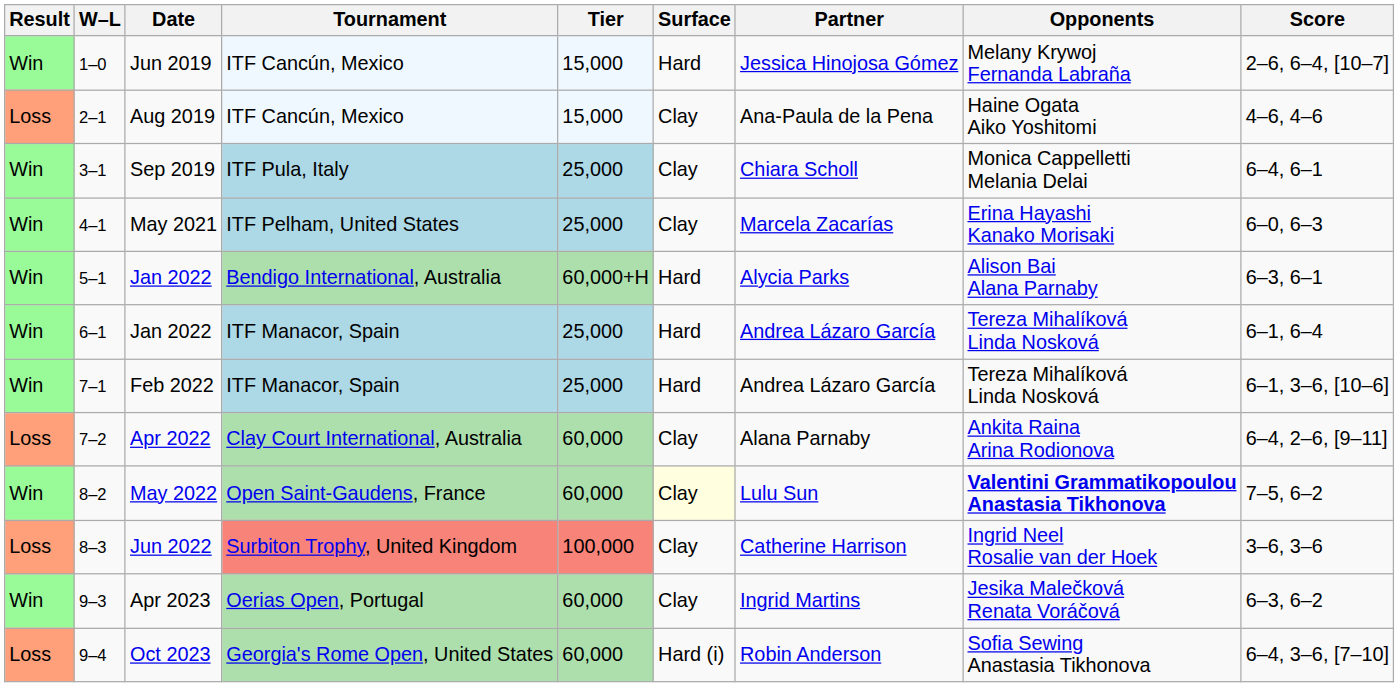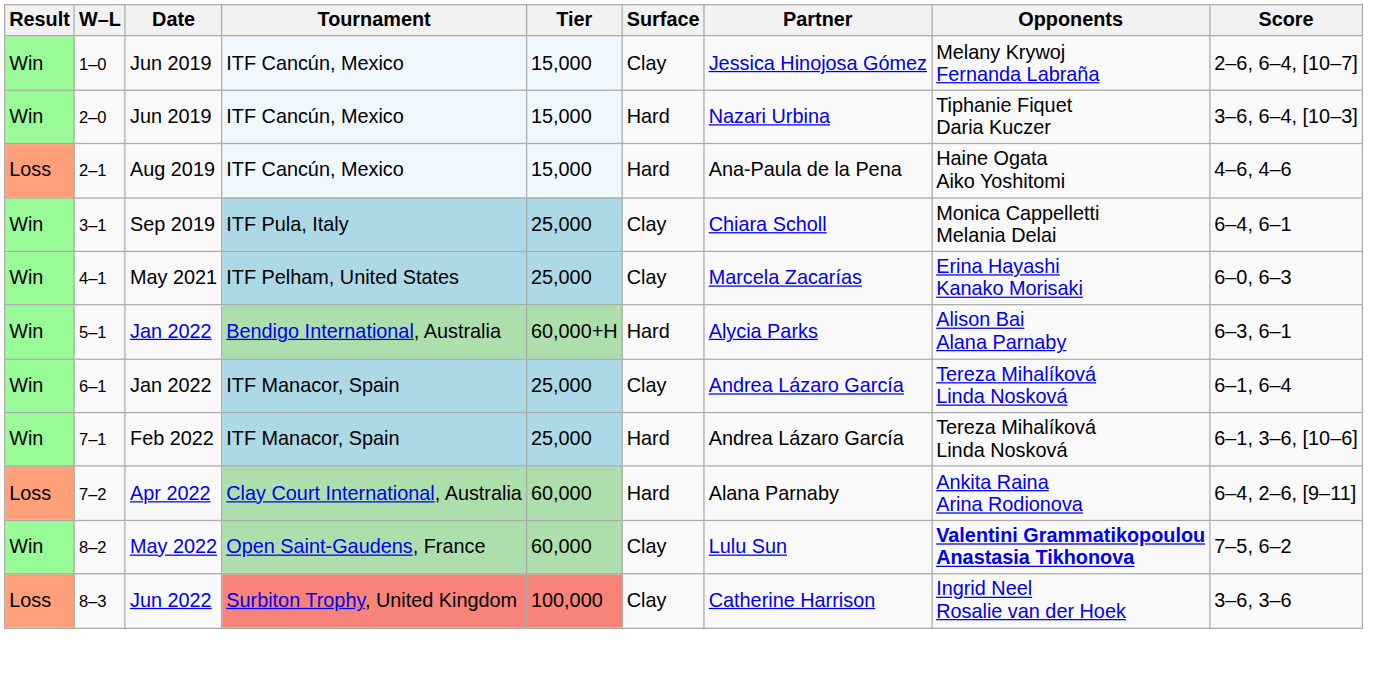(680, 62) Hard -> (647, 62) Clay
+ row: (93, 117)
(678, 116) Clay -> (648, 170) Hard
(680, 331) Hard -> (647, 385) Clay
(678, 439) Clay -> (648, 493) Hard
(678, 493) lightyellow background -> (647, 546) no background
- row: (93, 601)
- row: (93, 655)
